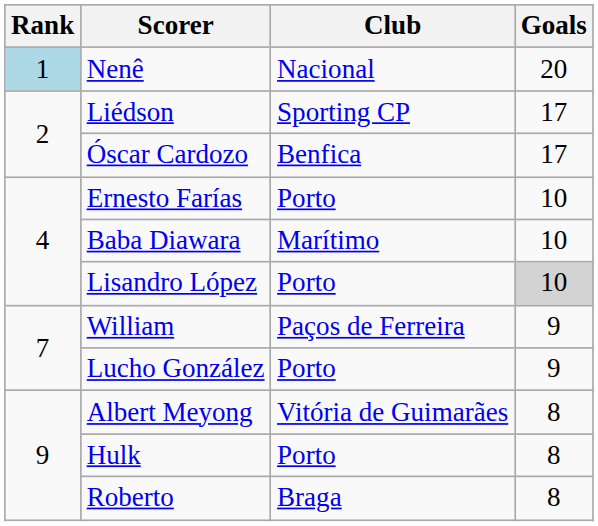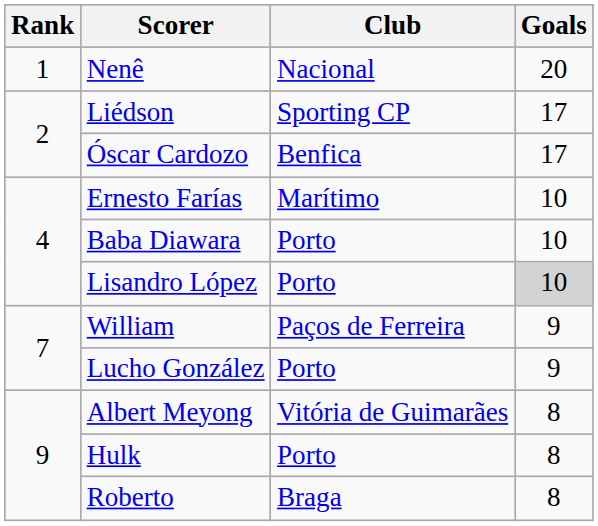(43, 68) lightblue background -> (43, 68) no background
(306, 197) Porto -> (328, 197) Marítimo
(328, 240) Marítimo -> (306, 240) Porto
